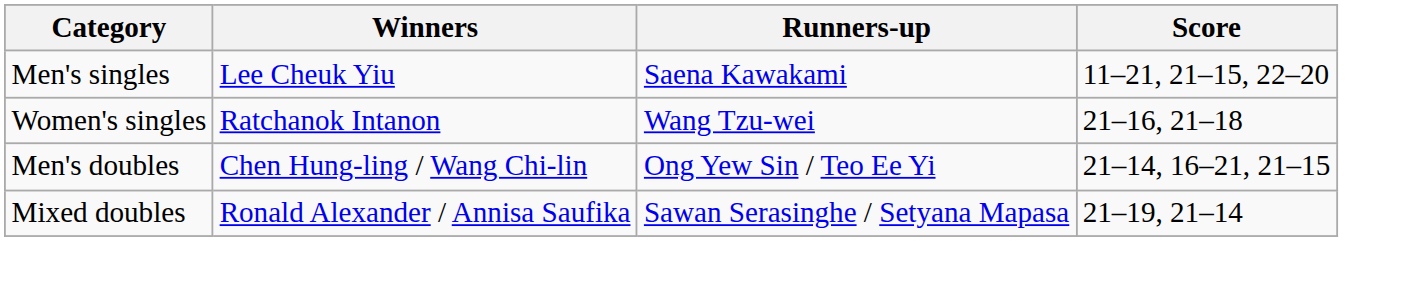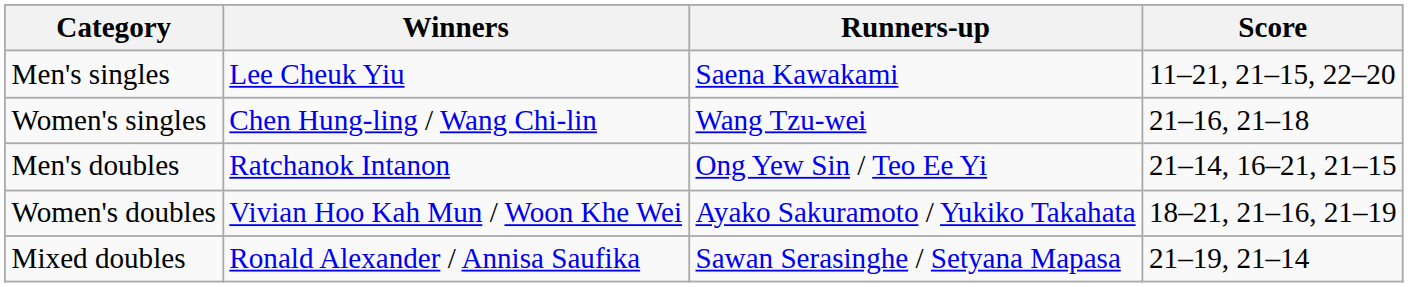(330, 119) Ratchanok Intanon -> (413, 119) Chen Hung-ling / Wang Chi-lin
(403, 166) Chen Hung-ling / Wang Chi-lin -> (340, 166) Ratchanok Intanon
+ row: (114, 212)
